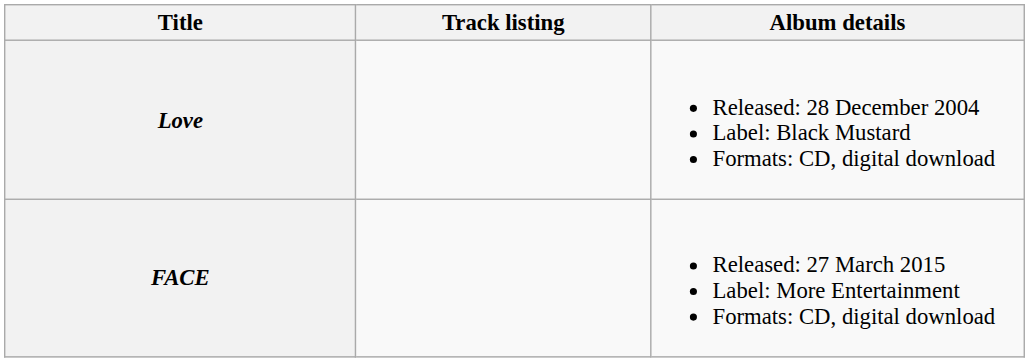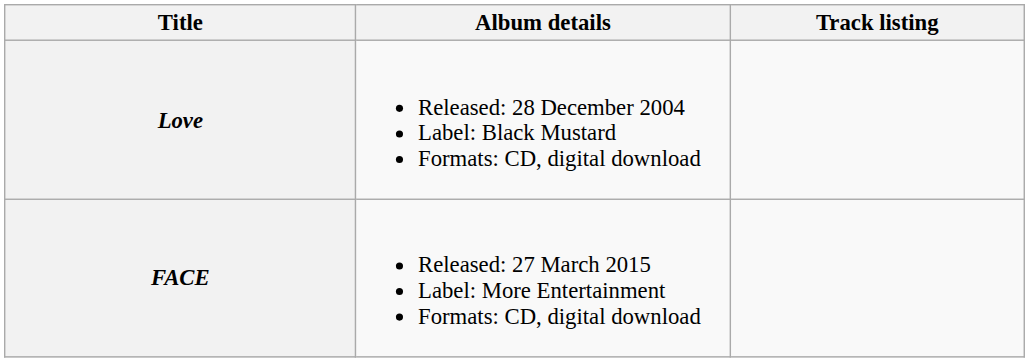columns swapped: (837, 22) <-> (503, 22)
